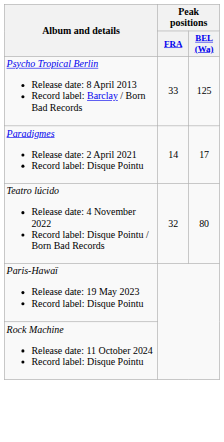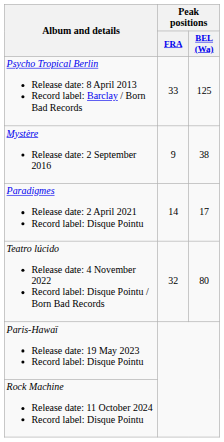+ row: (81, 150)
